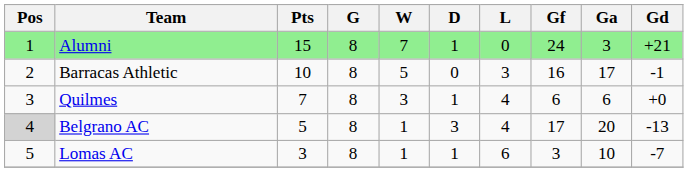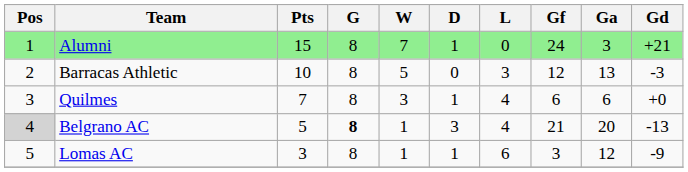(556, 72) 16 -> (556, 72) 12
(607, 72) 17 -> (607, 72) 13
(657, 72) -1 -> (657, 72) -3
(353, 126) normal -> (353, 126) bold
(556, 126) 17 -> (556, 126) 21
(607, 153) 10 -> (607, 153) 12
(657, 153) -7 -> (657, 153) -9
